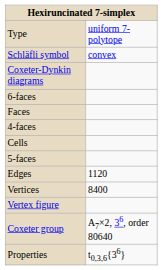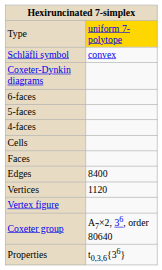(109, 33) no background -> (109, 33) gold background
rows swapped: (22, 158) <-> (19, 112)
(98, 174) 1120 -> (98, 174) 8400
(98, 189) 8400 -> (98, 189) 1120
